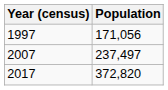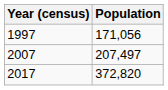(118, 54) 237,497 -> (118, 54) 207,497
